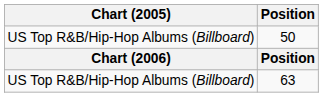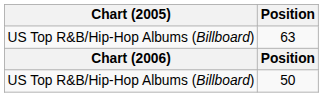rows swapped: (288, 80) <-> (288, 37)
